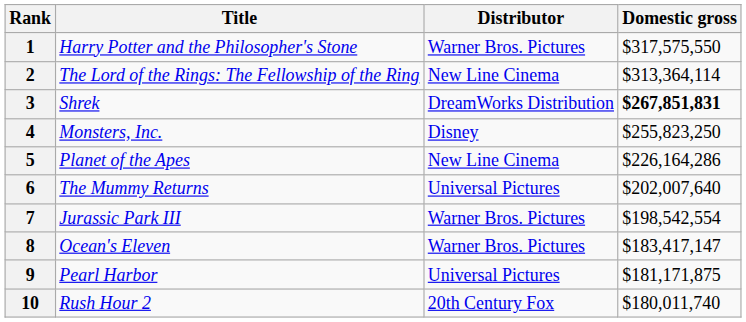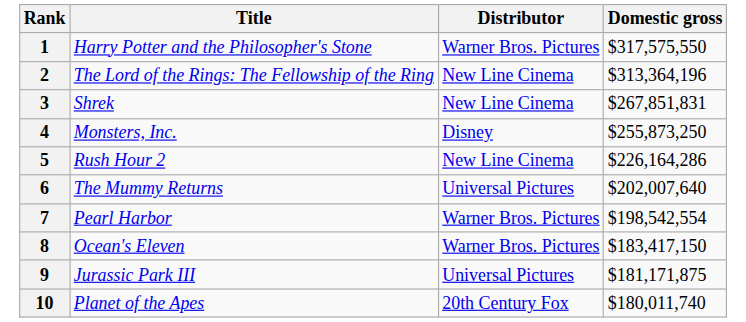(671, 75) $313,364,114 -> (657, 75) $313,364,196
(521, 103) DreamWorks Distribution -> (508, 103) New Line Cinema
(672, 103) bold -> (657, 103) normal
(672, 132) $255,823,250 -> (657, 132) $255,873,250
(125, 160) Planet of the Apes -> (120, 160) Rush Hour 2
(120, 217) Jurassic Park III -> (123, 217) Pearl Harbor
(672, 246) $183,417,147 -> (657, 246) $183,417,150
(108, 274) Pearl Harbor -> (134, 274) Jurassic Park III
(105, 302) Rush Hour 2 -> (139, 302) Planet of the Apes
